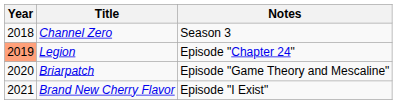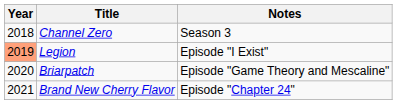(238, 52) Episode "Chapter 24" -> (224, 52) Episode "I Exist"
(224, 90) Episode "I Exist" -> (238, 90) Episode "Chapter 24"
